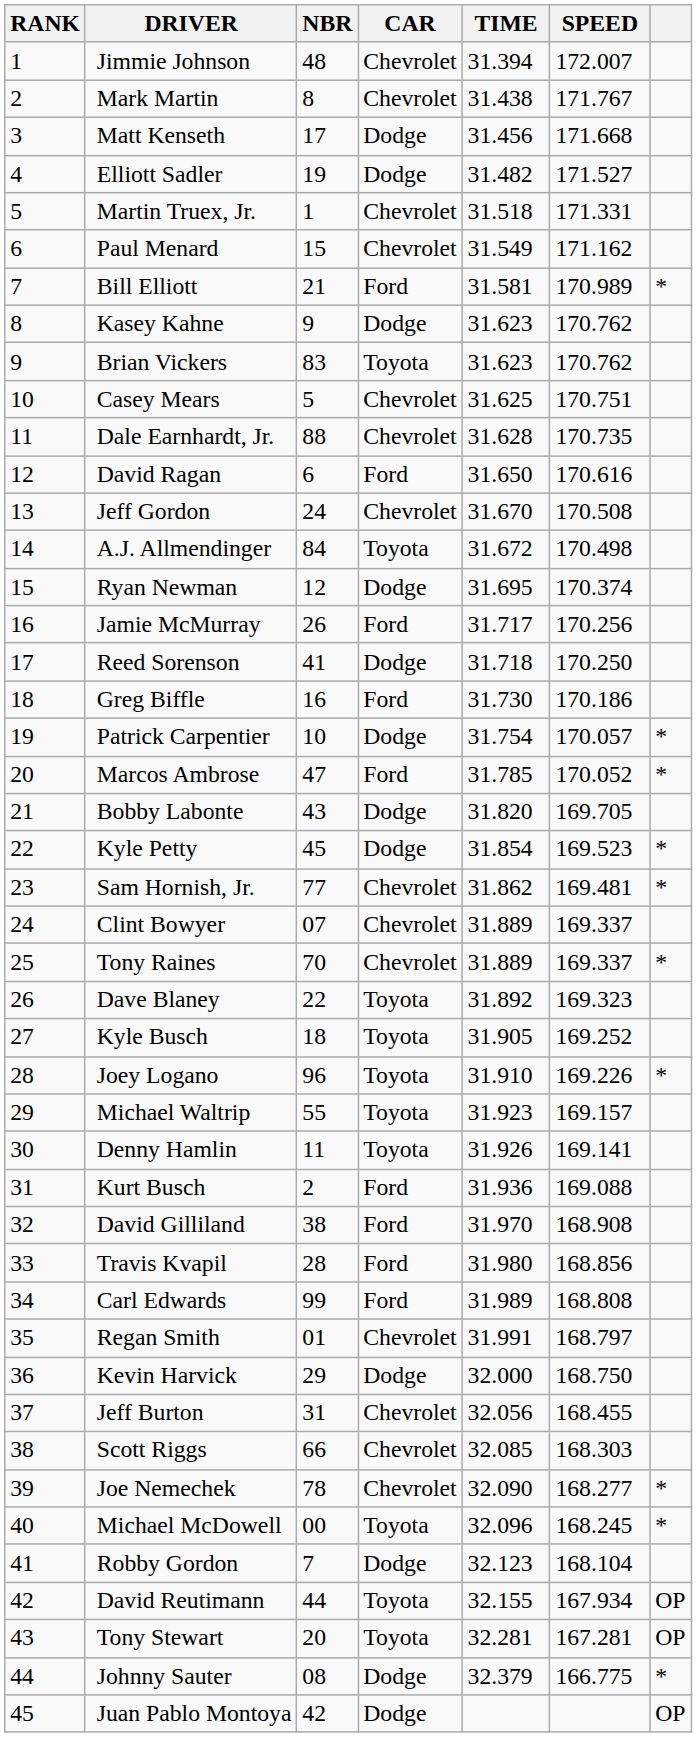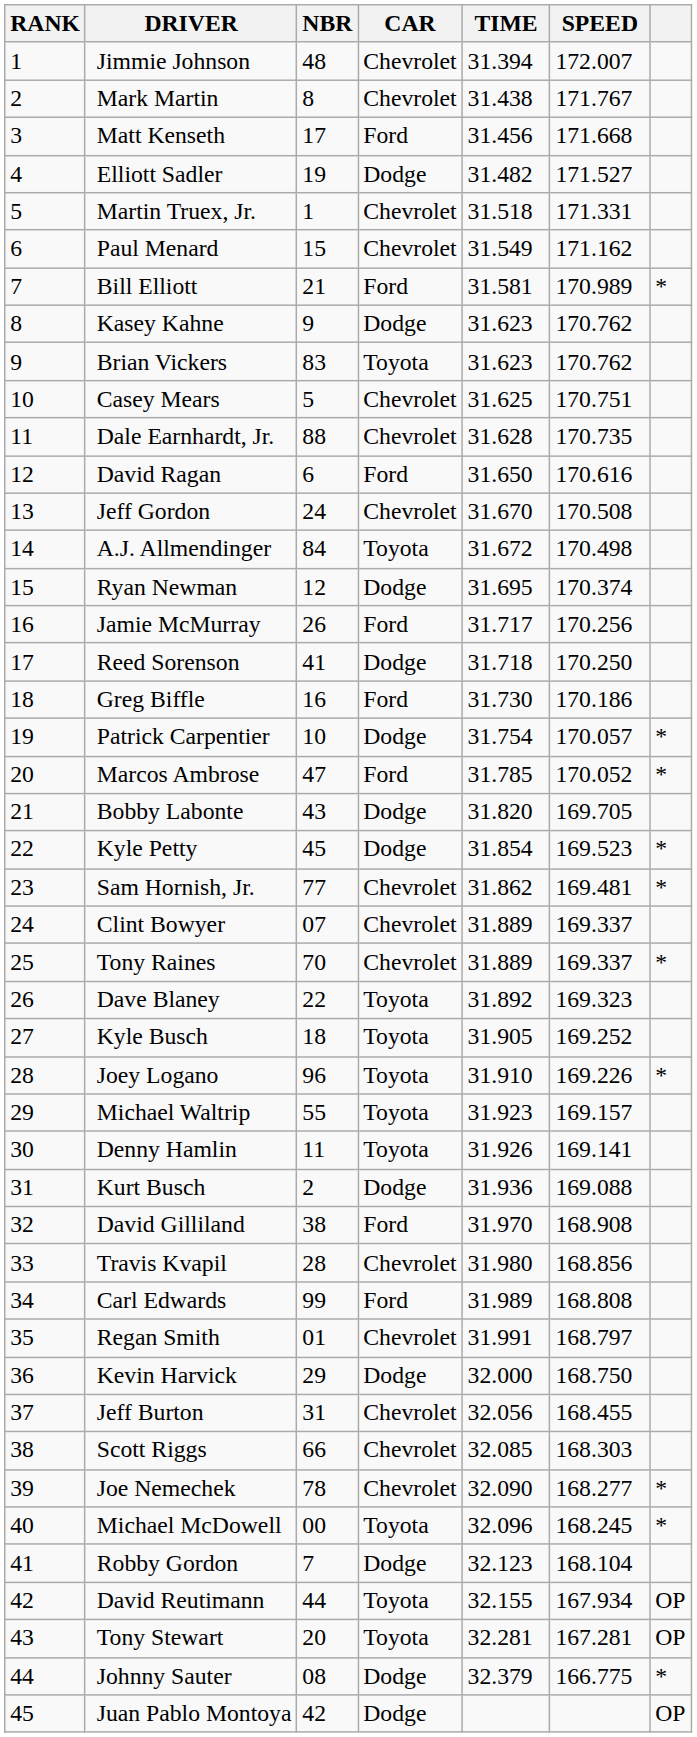(395, 135) Dodge -> (386, 135) Ford
(386, 1187) Ford -> (395, 1187) Dodge
(386, 1262) Ford -> (410, 1262) Chevrolet
